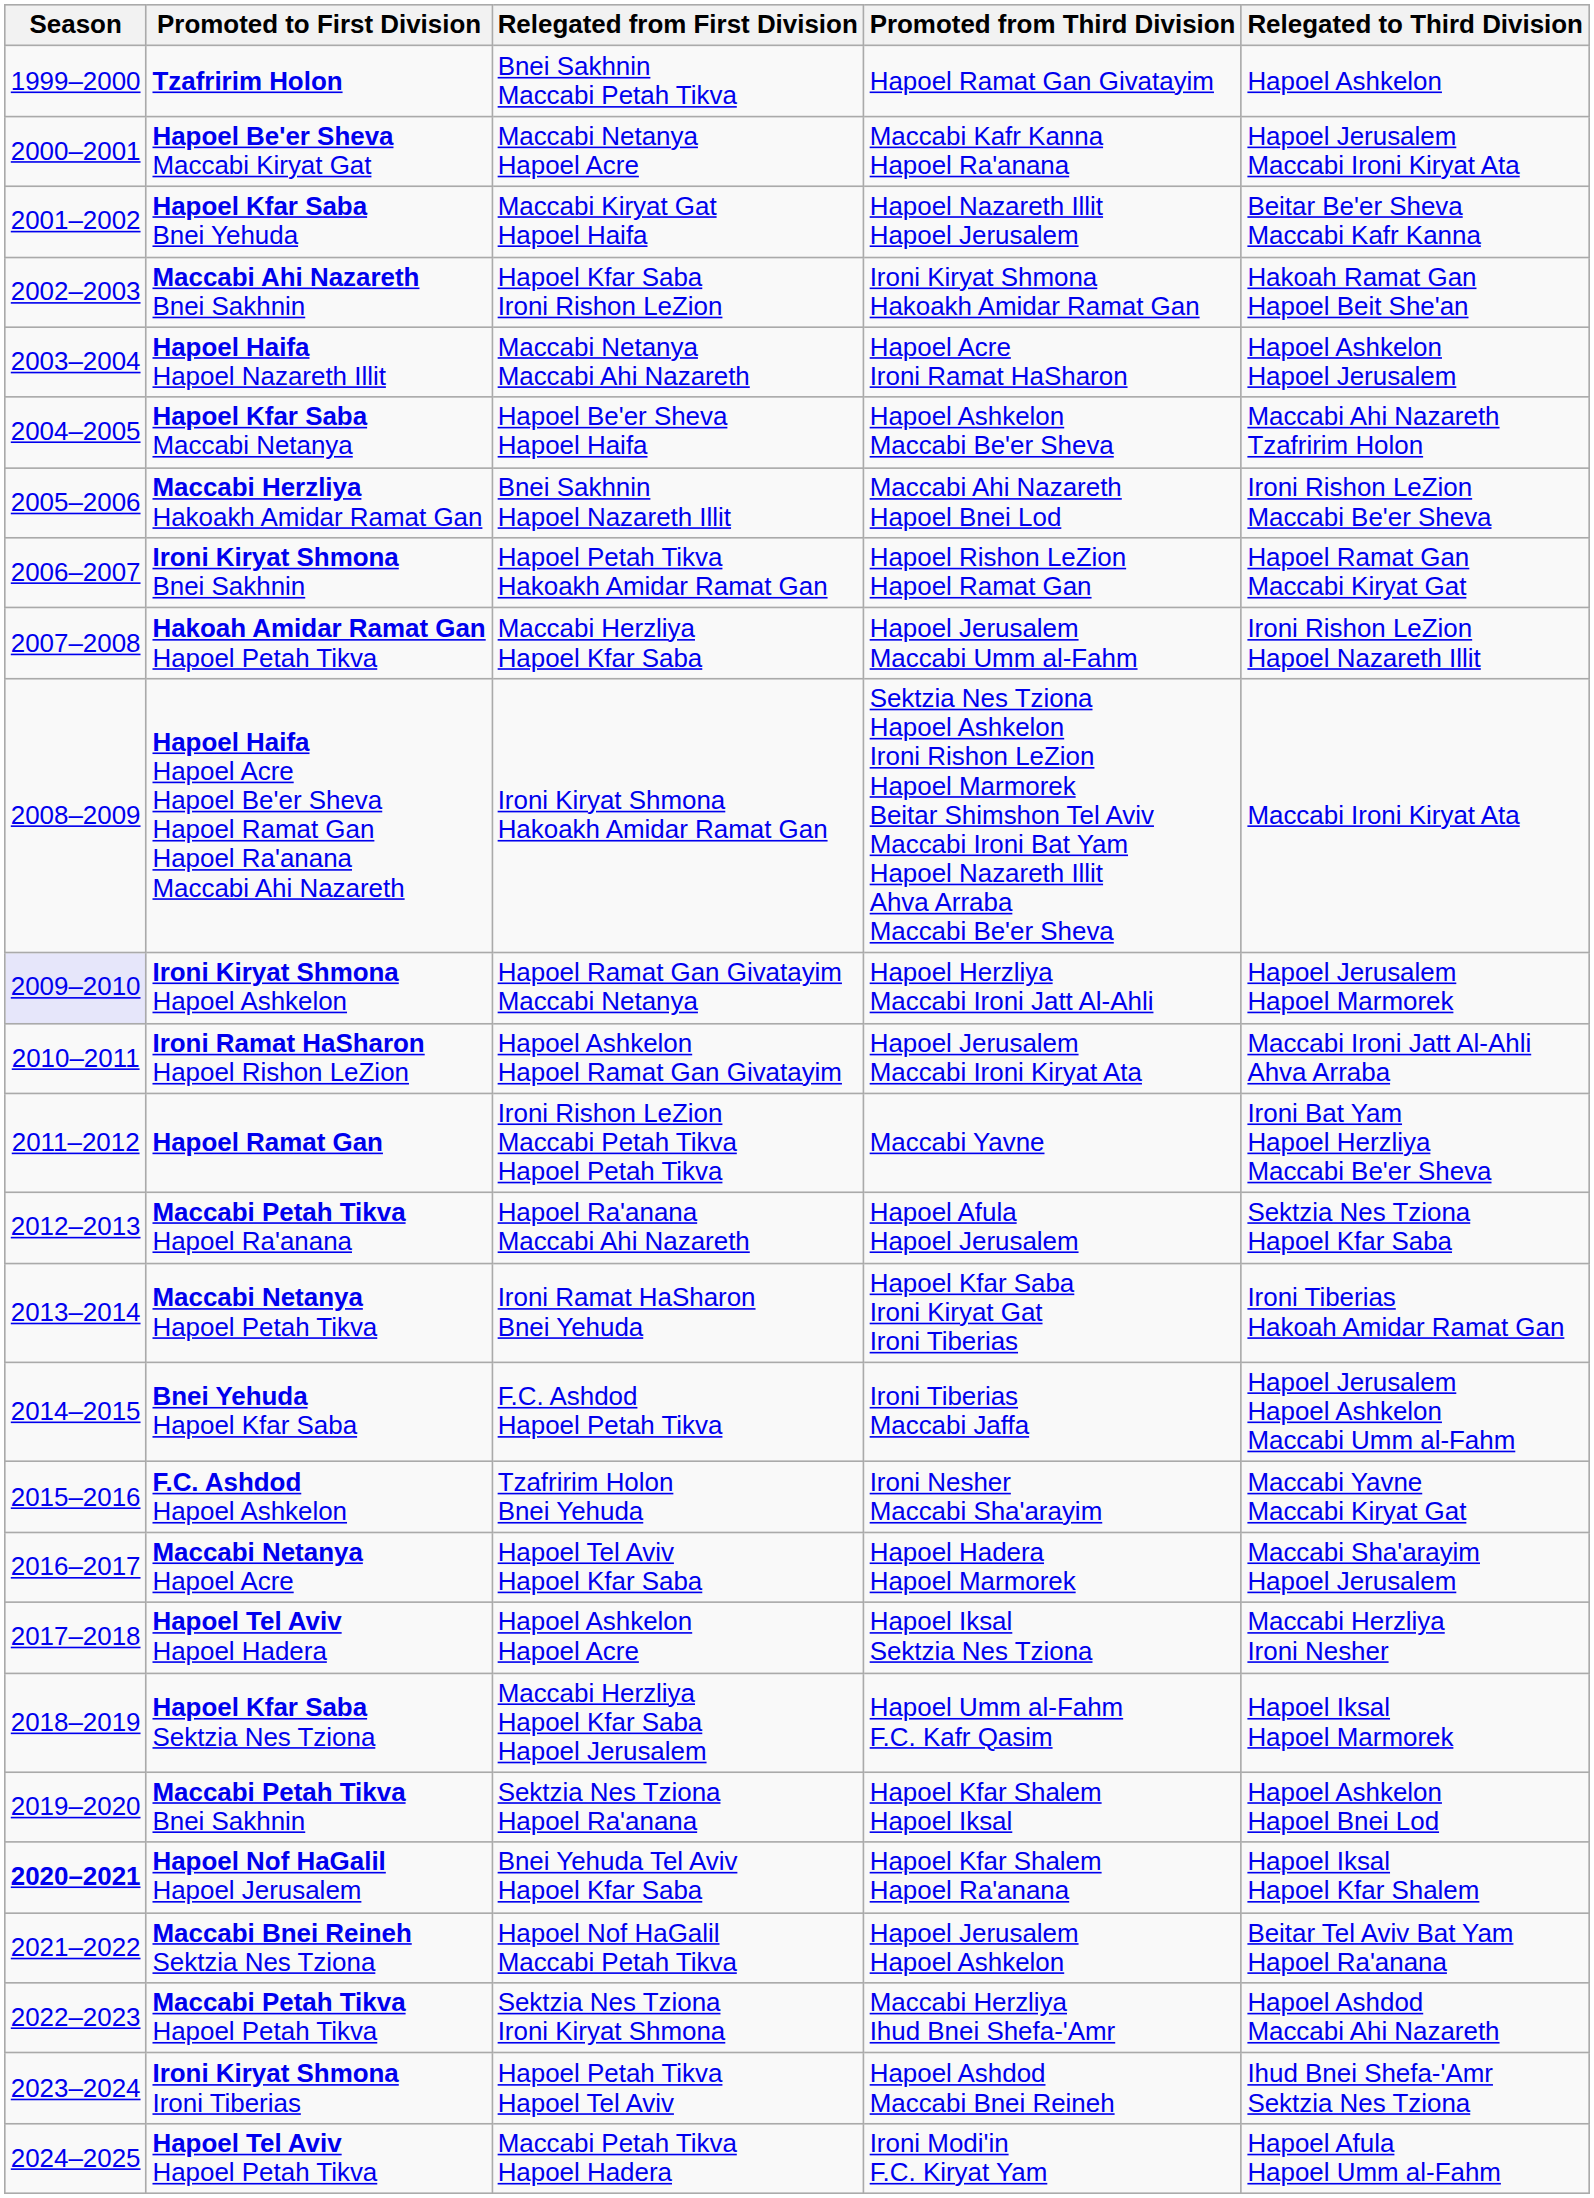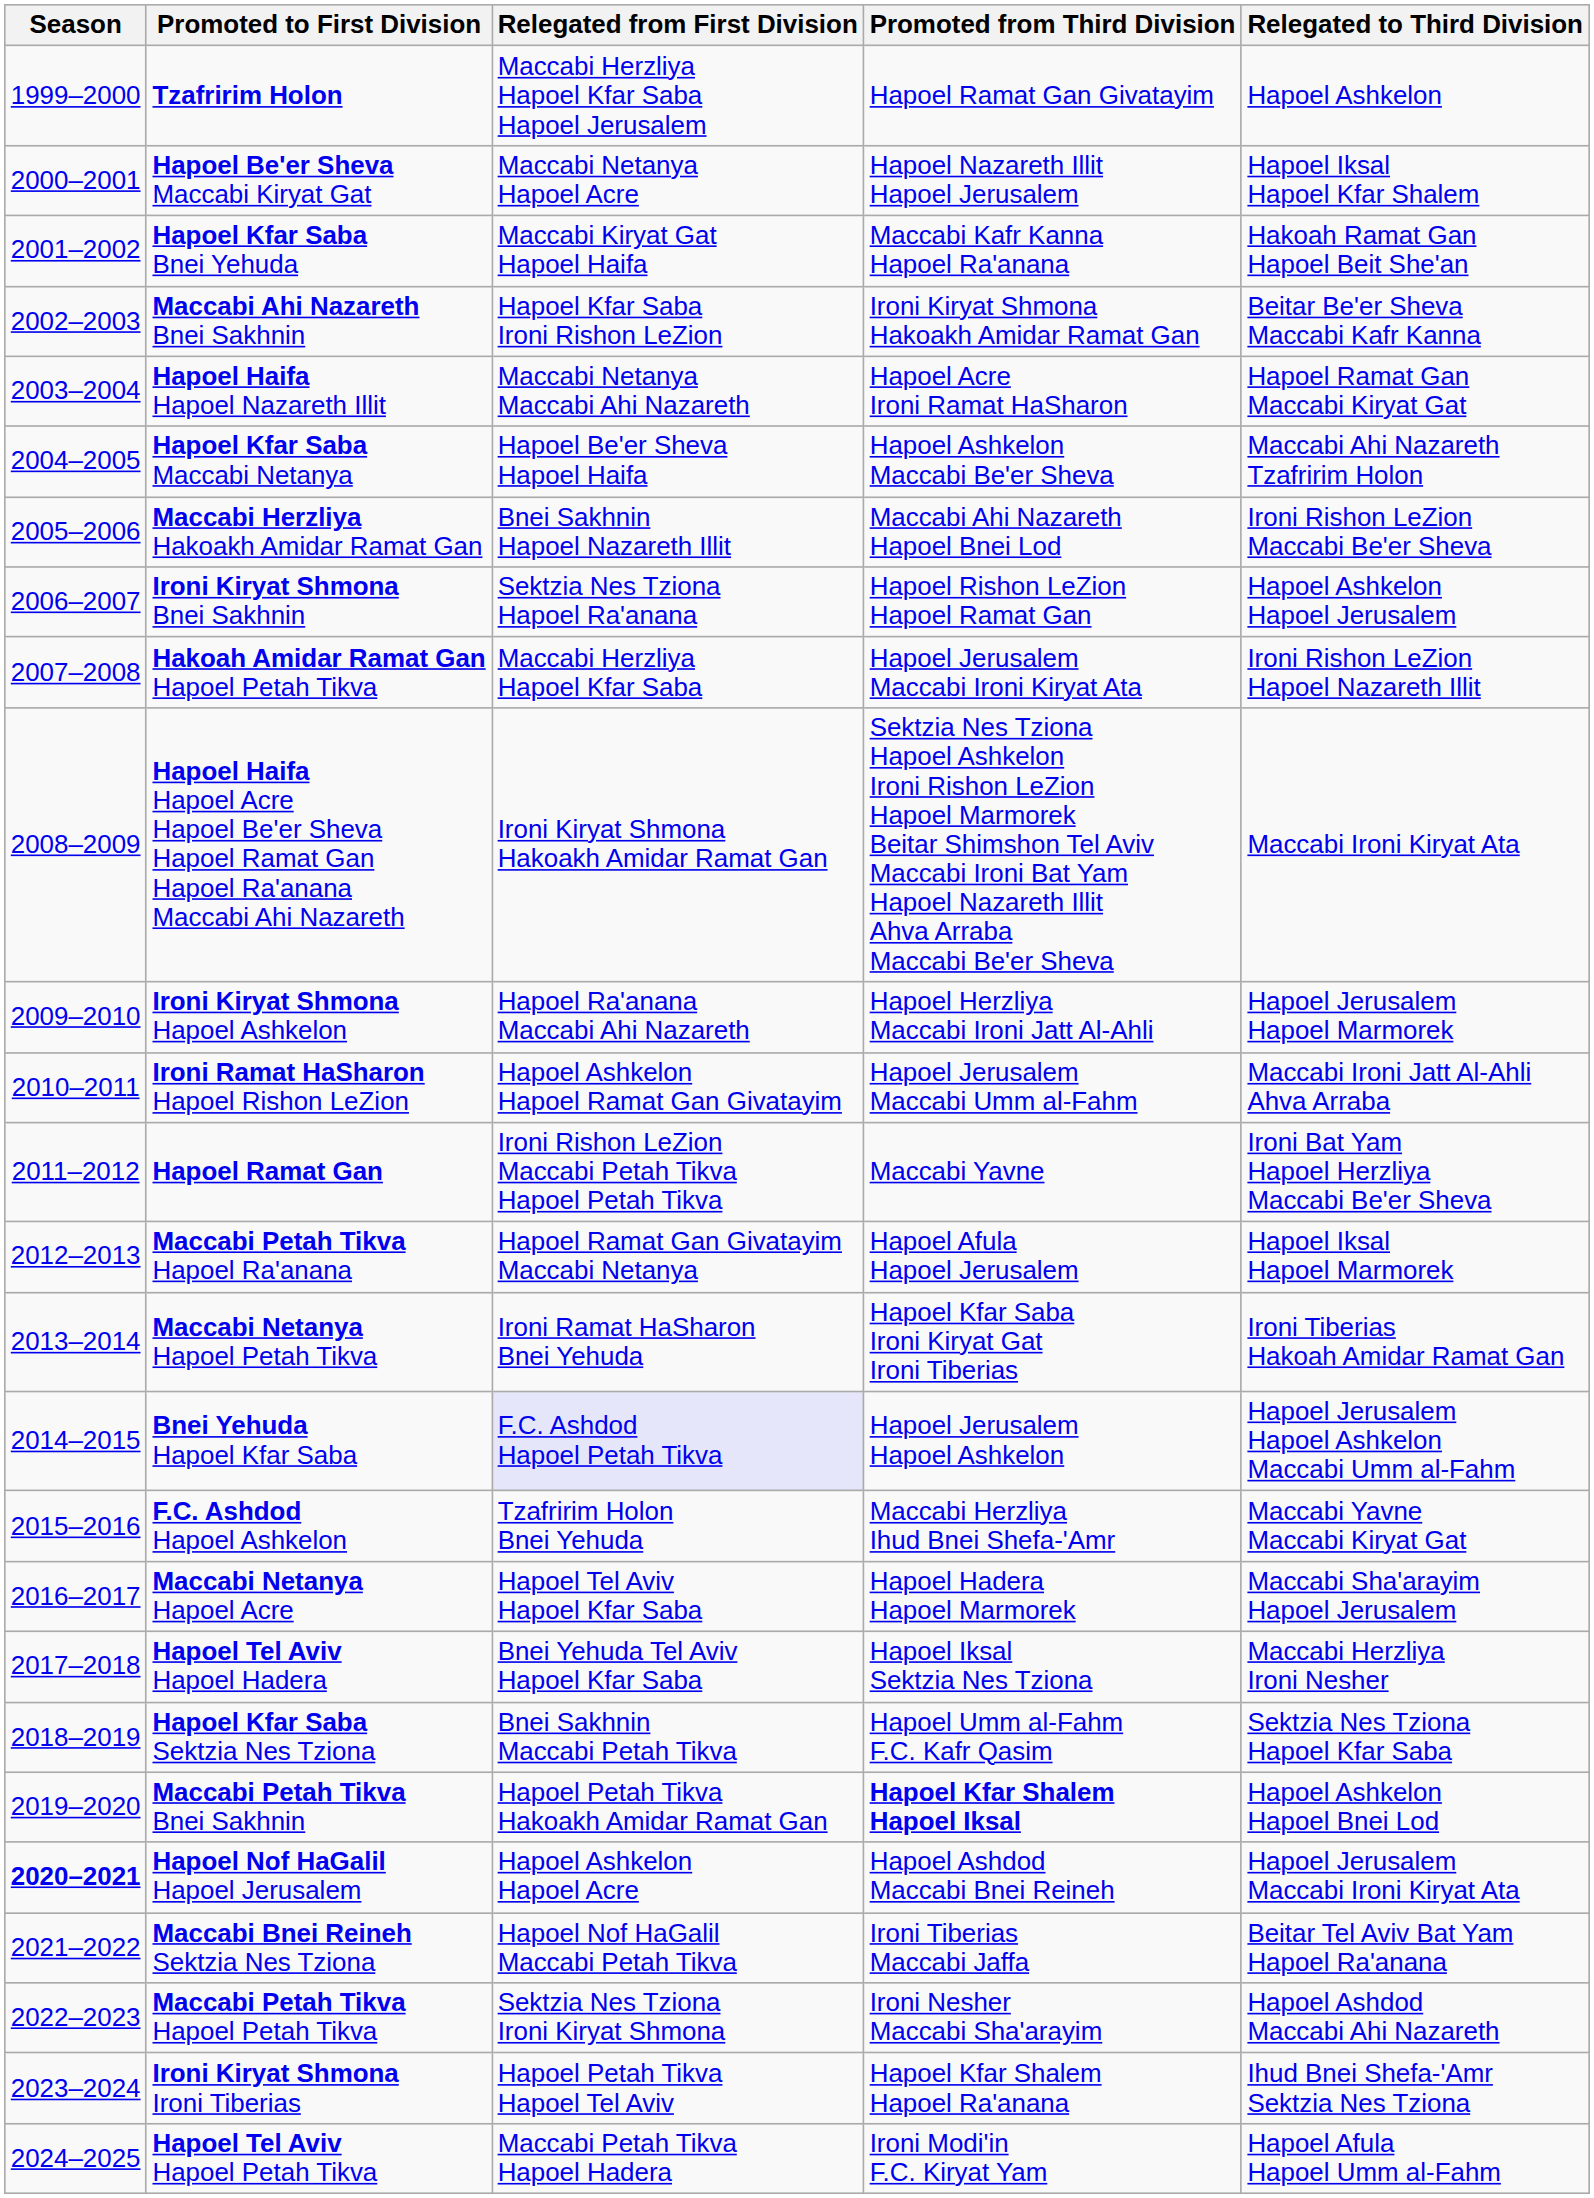(617, 80) Bnei Sakhnin Maccabi Petah Tikva -> (602, 95) Maccabi Herzliya Hapoel Kfar Saba Hapoel Jerusalem
(986, 151) Maccabi Kafr Kanna Hapoel Ra'anana -> (986, 180) Hapoel Nazareth Illit Hapoel Jerusalem
(1384, 151) Hapoel Jerusalem Maccabi Ironi Kiryat Ata -> (1363, 180) Hapoel Iksal Hapoel Kfar Shalem
(986, 221) Hapoel Nazareth Illit Hapoel Jerusalem -> (986, 250) Maccabi Kafr Kanna Hapoel Ra'anana
(1364, 221) Beitar Be'er Sheva Maccabi Kafr Kanna -> (1362, 250) Hakoah Ramat Gan Hapoel Beit She'an
(1362, 291) Hakoah Ramat Gan Hapoel Beit She'an -> (1364, 320) Beitar Be'er Sheva Maccabi Kafr Kanna
(1352, 361) Hapoel Ashkelon Hapoel Jerusalem -> (1358, 390) Hapoel Ramat Gan Maccabi Kiryat Gat
(663, 572) Hapoel Petah Tikva Hakoakh Amidar Ramat Gan -> (609, 601) Sektzia Nes Tziona Hapoel Ra'anana
(1358, 572) Hapoel Ramat Gan Maccabi Kiryat Gat -> (1352, 601) Hapoel Ashkelon Hapoel Jerusalem
(1004, 642) Hapoel Jerusalem Maccabi Umm al-Fahm -> (1006, 672) Hapoel Jerusalem Maccabi Ironi Kiryat Ata
(76, 987) lavender background -> (76, 1016) no background
(670, 987) Hapoel Ramat Gan Givatayim Maccabi Netanya -> (624, 1016) Hapoel Ra'anana Maccabi Ahi Nazareth
(1006, 1057) Hapoel Jerusalem Maccabi Ironi Kiryat Ata -> (1004, 1086) Hapoel Jerusalem Maccabi Umm al-Fahm
(624, 1227) Hapoel Ra'anana Maccabi Ahi Nazareth -> (670, 1256) Hapoel Ramat Gan Givatayim Maccabi Netanya
(1359, 1227) Sektzia Nes Tziona Hapoel Kfar Saba -> (1350, 1256) Hapoel Iksal Hapoel Marmorek
(610, 1411) no background -> (610, 1440) lavender background
(949, 1411) Ironi Tiberias Maccabi Jaffa -> (974, 1440) Hapoel Jerusalem Hapoel Ashkelon
(986, 1496) Ironi Nesher Maccabi Sha'arayim -> (992, 1525) Maccabi Herzliya Ihud Bnei Shefa-'Amr
(595, 1637) Hapoel Ashkelon Hapoel Acre -> (618, 1666) Bnei Yehuda Tel Aviv Hapoel Kfar Saba
(602, 1722) Maccabi Herzliya Hapoel Kfar Saba Hapoel Jerusalem -> (617, 1736) Bnei Sakhnin Maccabi Petah Tikva
(1350, 1722) Hapoel Iksal Hapoel Marmorek -> (1359, 1736) Sektzia Nes Tziona Hapoel Kfar Saba
(609, 1806) Sektzia Nes Tziona Hapoel Ra'anana -> (663, 1806) Hapoel Petah Tikva Hakoakh Amidar Ramat Gan
(986, 1806) normal -> (992, 1806) bold
(618, 1877) Bnei Yehuda Tel Aviv Hapoel Kfar Saba -> (595, 1877) Hapoel Ashkelon Hapoel Acre
(986, 1877) Hapoel Kfar Shalem Hapoel Ra'anana -> (992, 1877) Hapoel Ashdod Maccabi Bnei Reineh
(1363, 1877) Hapoel Iksal Hapoel Kfar Shalem -> (1384, 1877) Hapoel Jerusalem Maccabi Ironi Kiryat Ata
(974, 1947) Hapoel Jerusalem Hapoel Ashkelon -> (949, 1947) Ironi Tiberias Maccabi Jaffa
(992, 2017) Maccabi Herzliya Ihud Bnei Shefa-'Amr -> (986, 2017) Ironi Nesher Maccabi Sha'arayim
(992, 2087) Hapoel Ashdod Maccabi Bnei Reineh -> (986, 2087) Hapoel Kfar Shalem Hapoel Ra'anana
